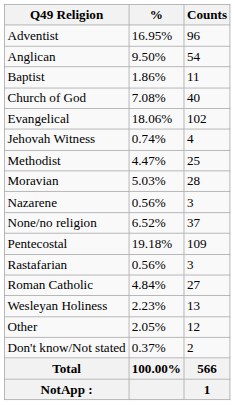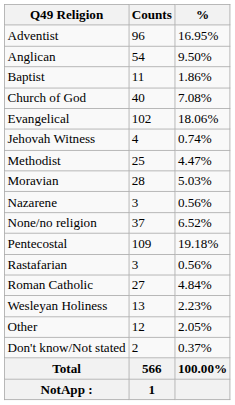columns swapped: (207, 14) <-> (156, 14)
